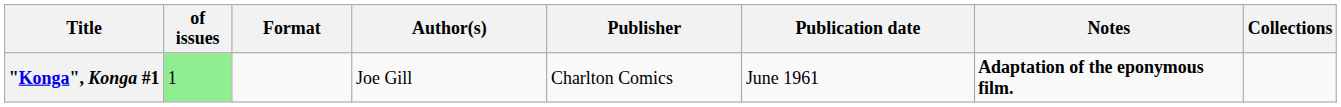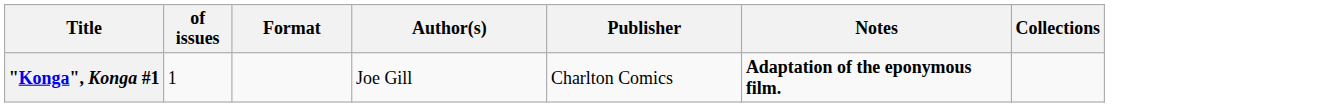- column: (858, 28)
(172, 77) lightgreen background -> (172, 77) no background
